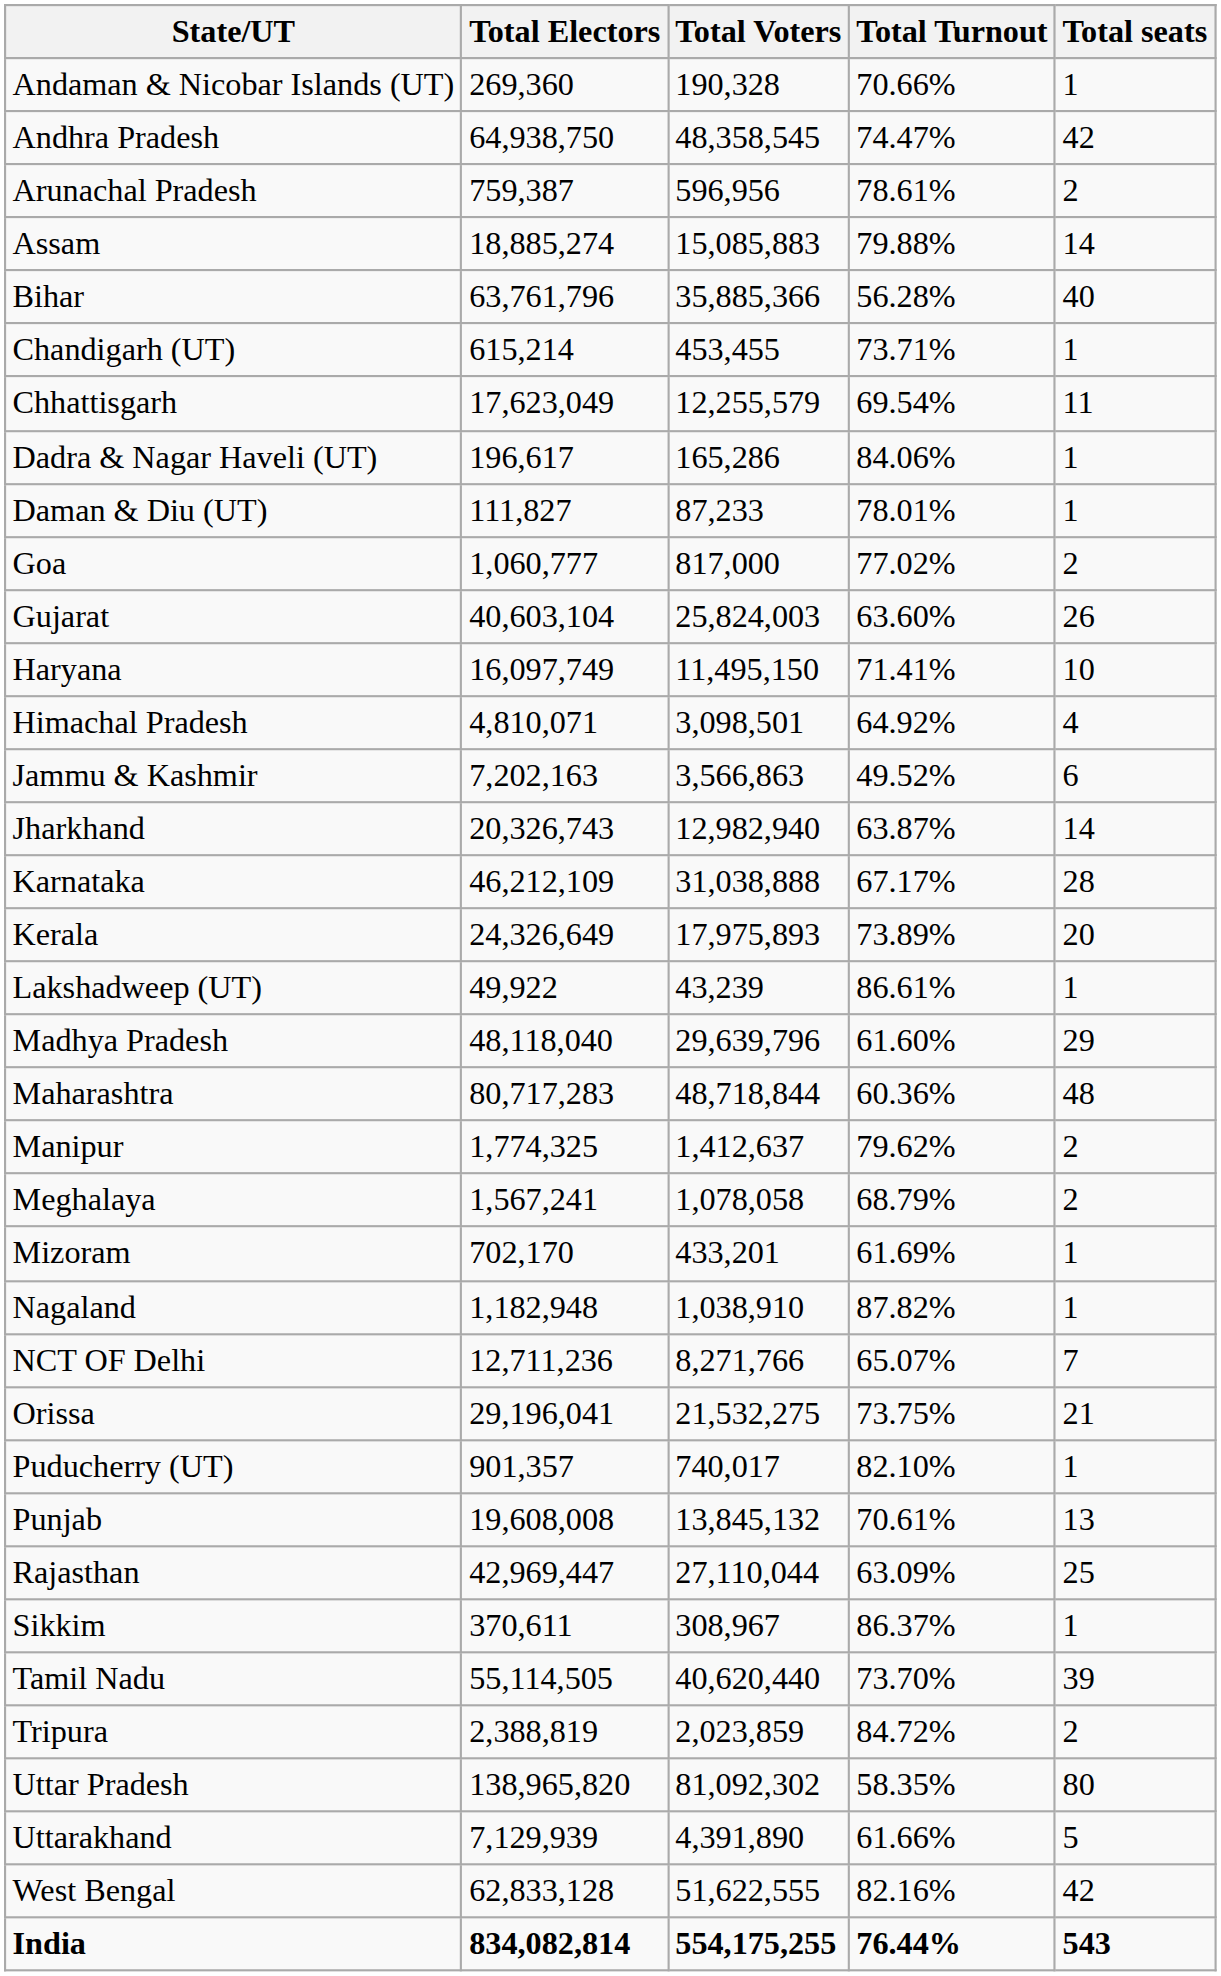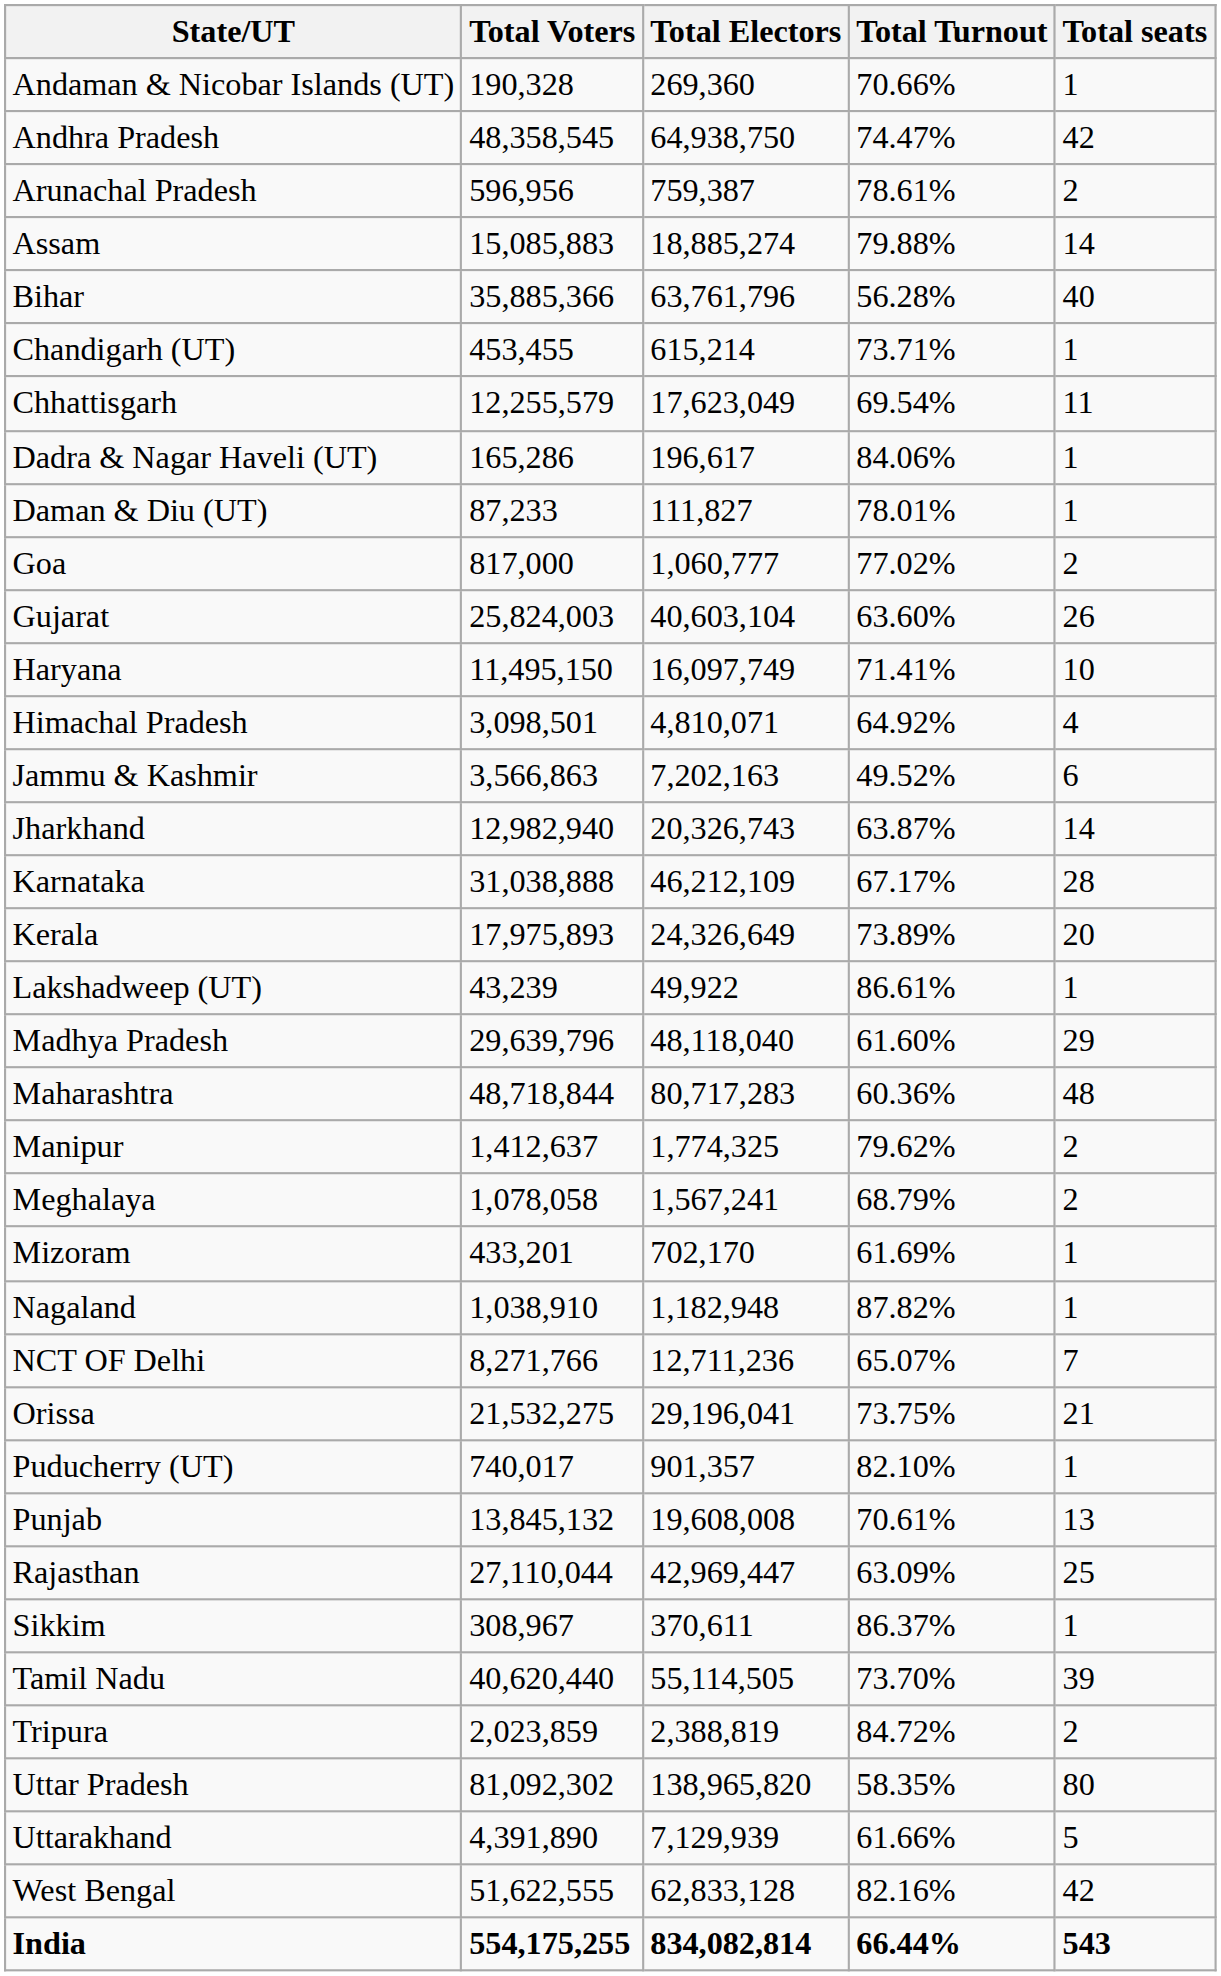columns swapped: (565, 31) <-> (758, 31)
(909, 1944) 76.44% -> (909, 1944) 66.44%
